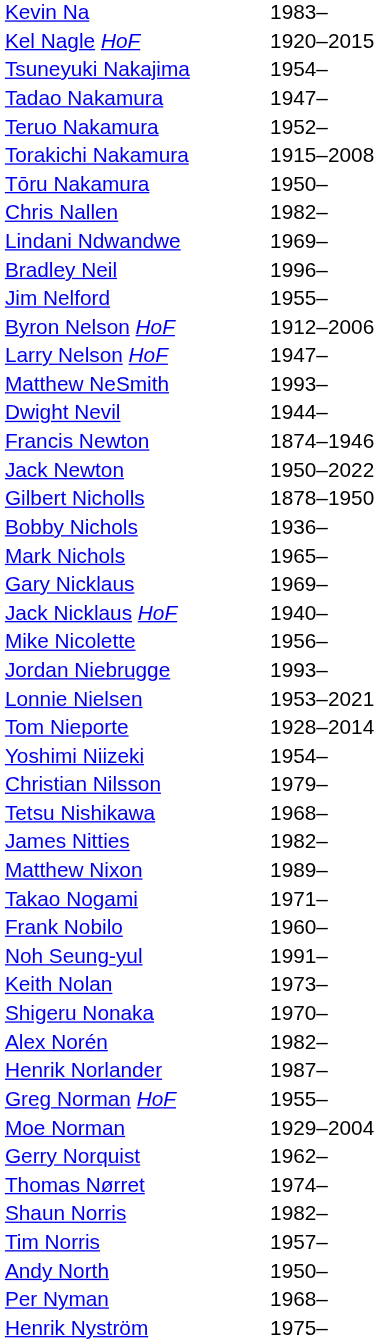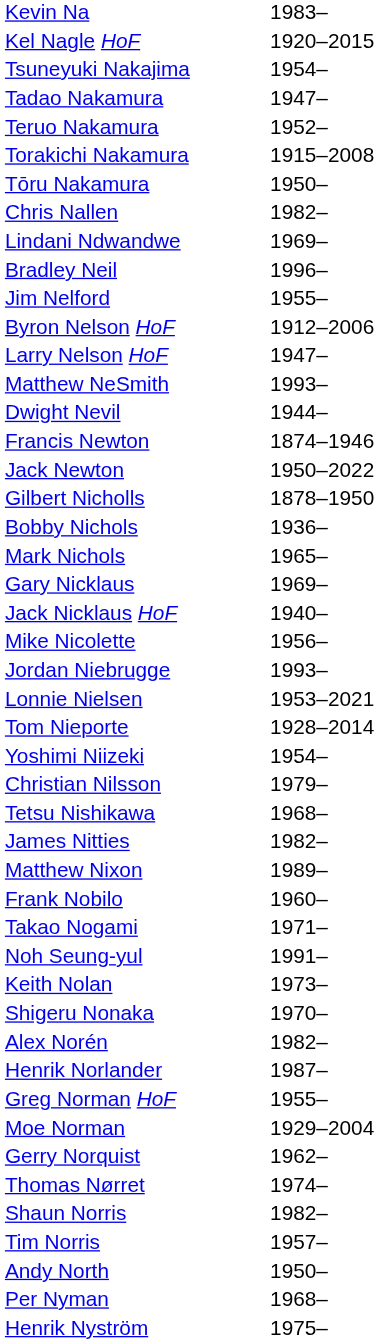rows swapped: (64, 927) <-> (71, 899)
